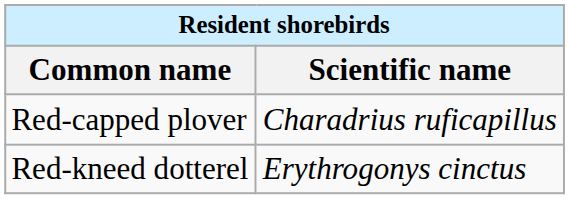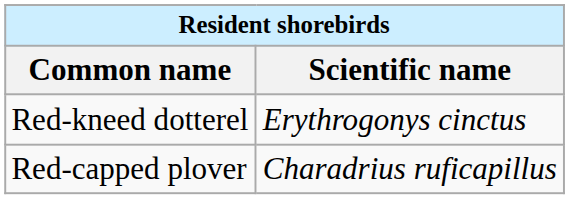rows swapped: (129, 119) <-> (130, 168)
